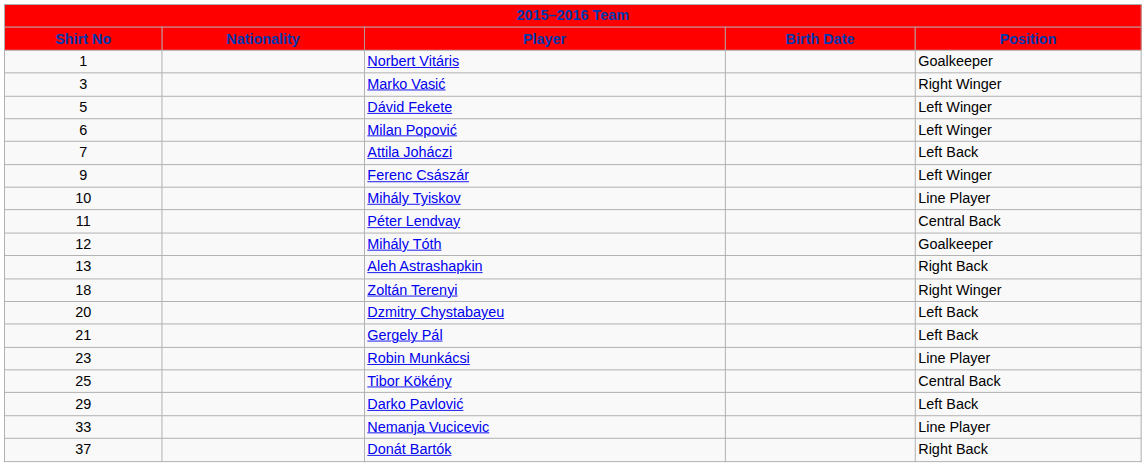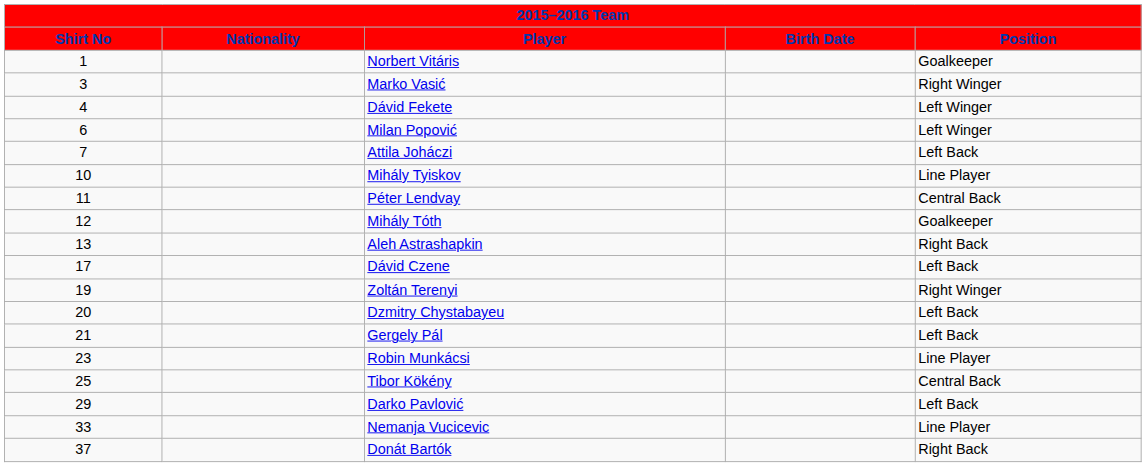(83, 107) 5 -> (83, 107) 4
- row: (418, 175)
+ row: (409, 267)
(83, 289) 18 -> (83, 289) 19
